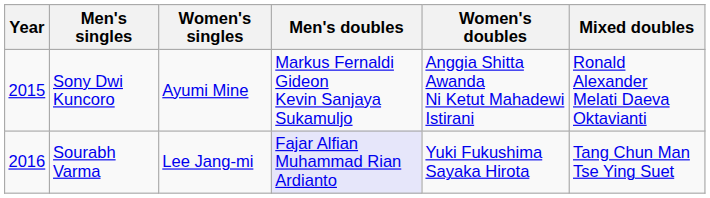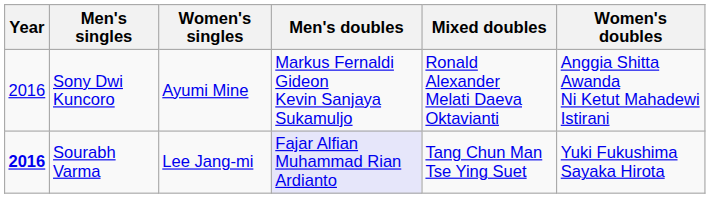columns swapped: (495, 27) <-> (637, 27)
(27, 90) 2015 -> (27, 90) 2016
(27, 162) normal -> (27, 162) bold
